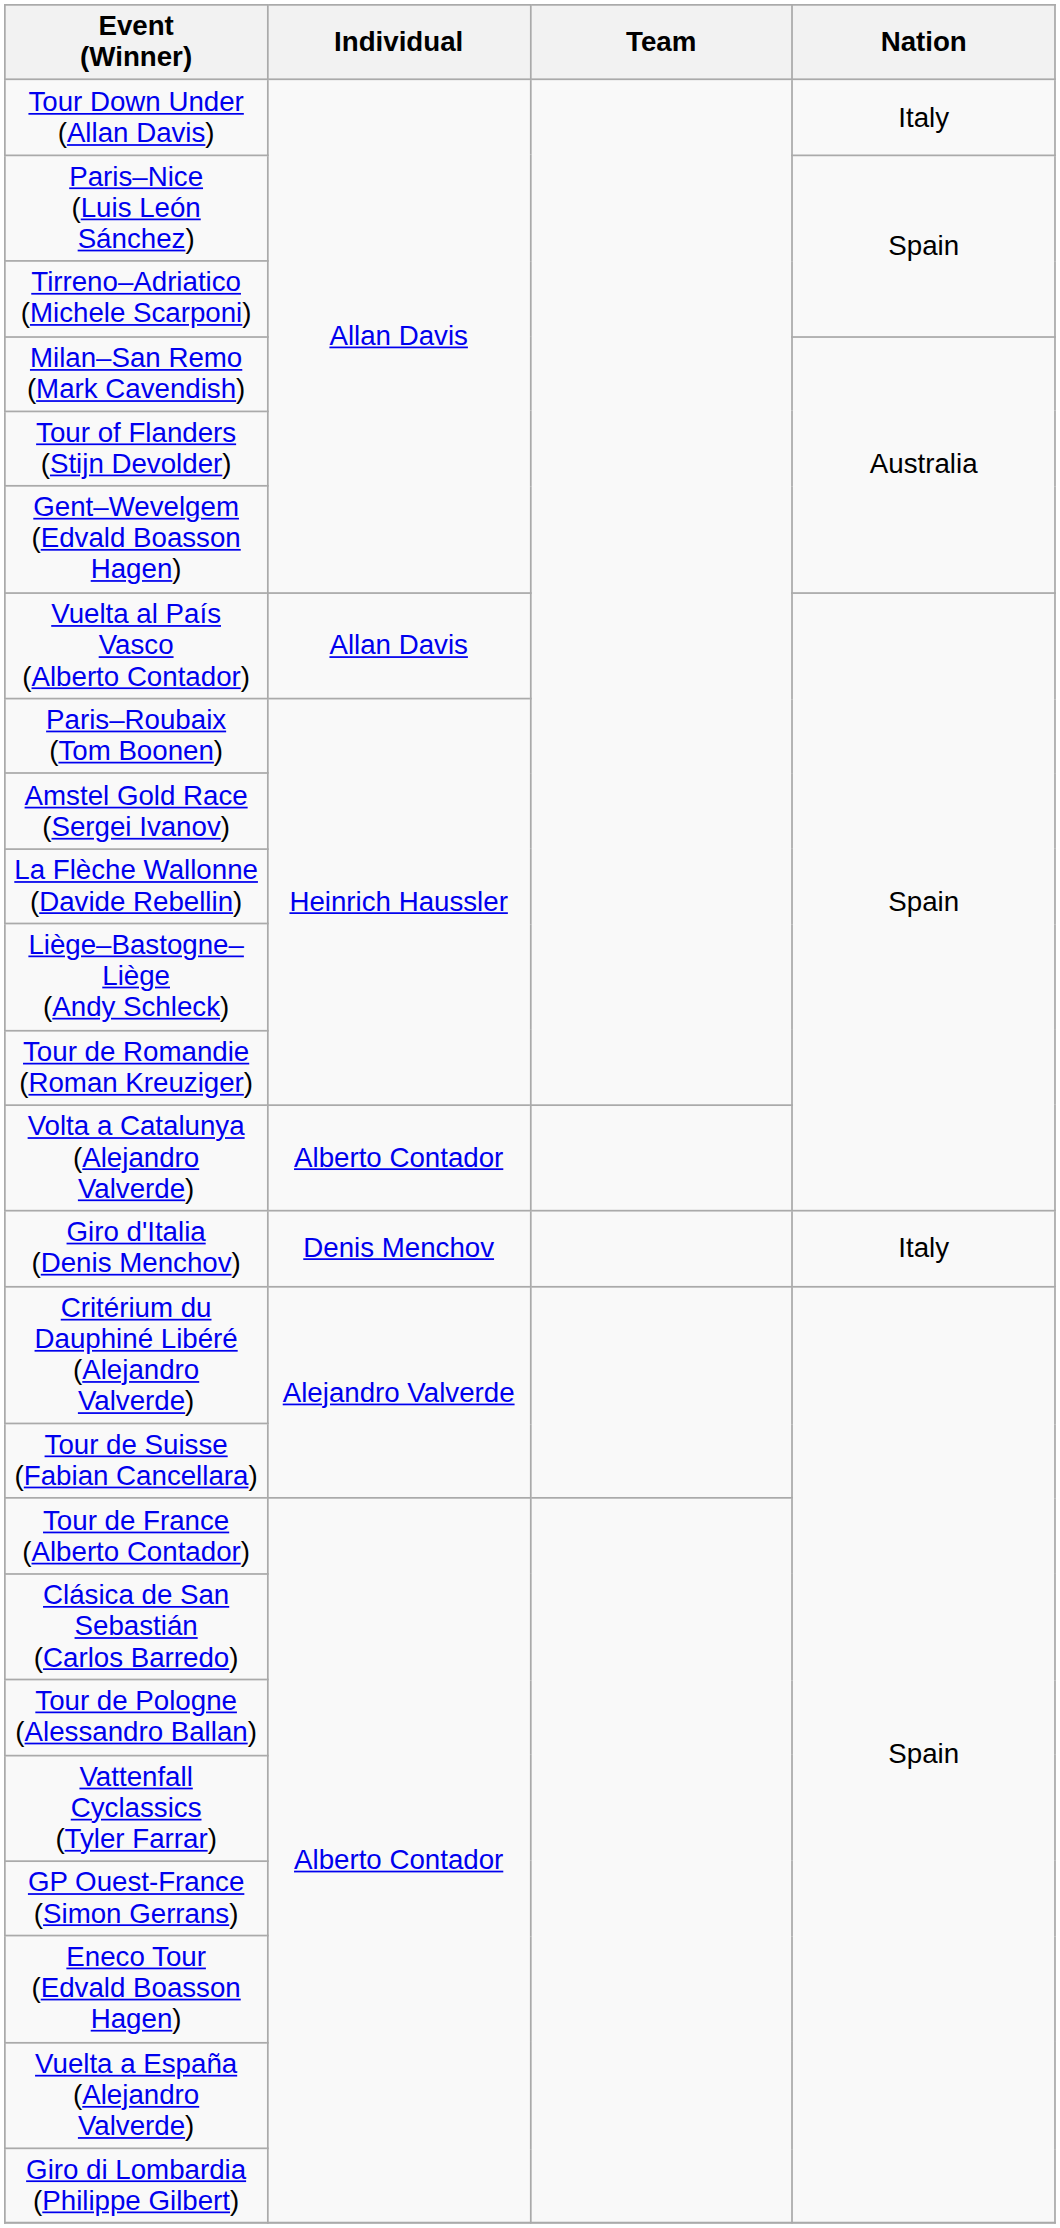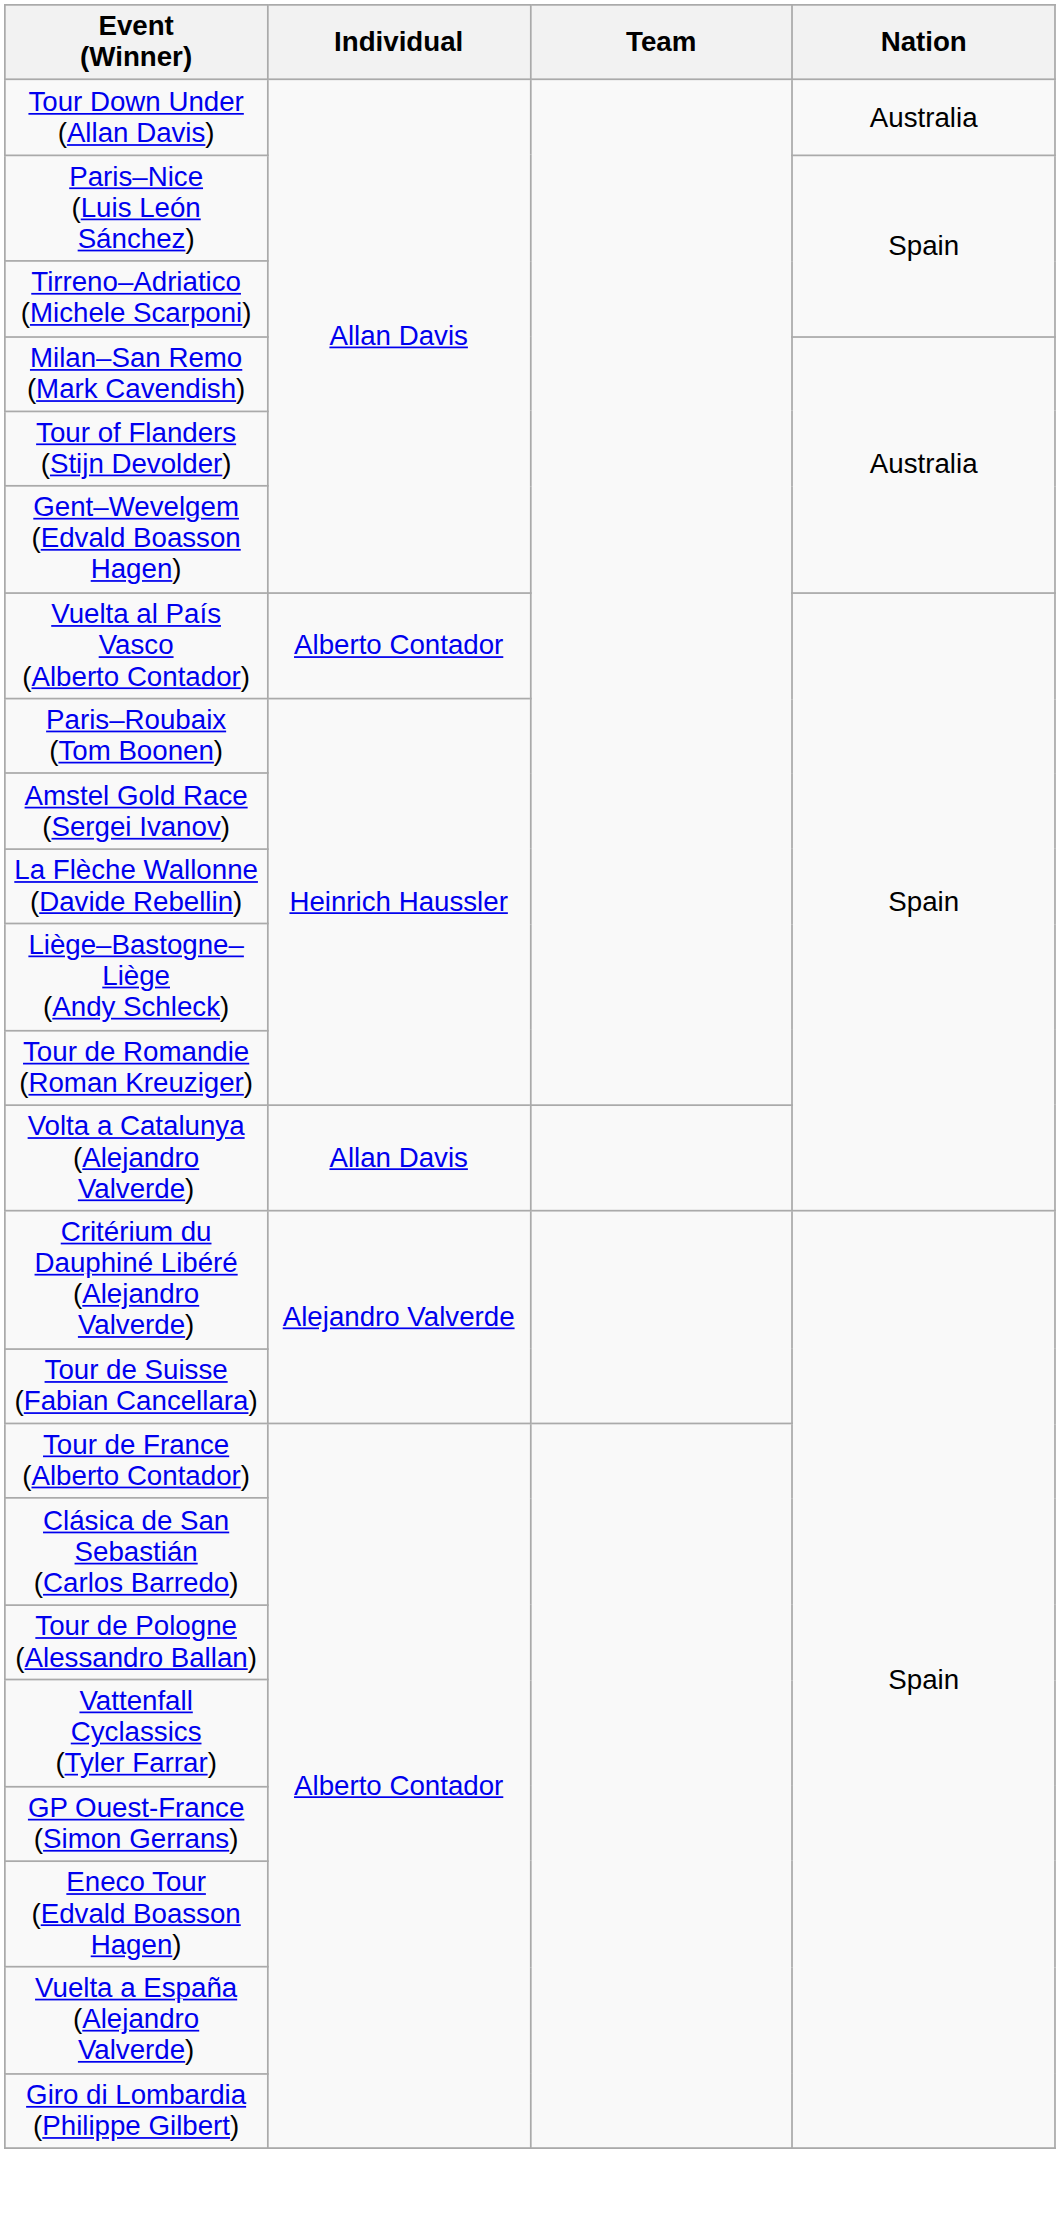(924, 117) Italy -> (924, 117) Australia
(399, 645) Allan Davis -> (399, 645) Alberto Contador
(399, 1157) Alberto Contador -> (399, 1157) Allan Davis
- row: (136, 1248)
